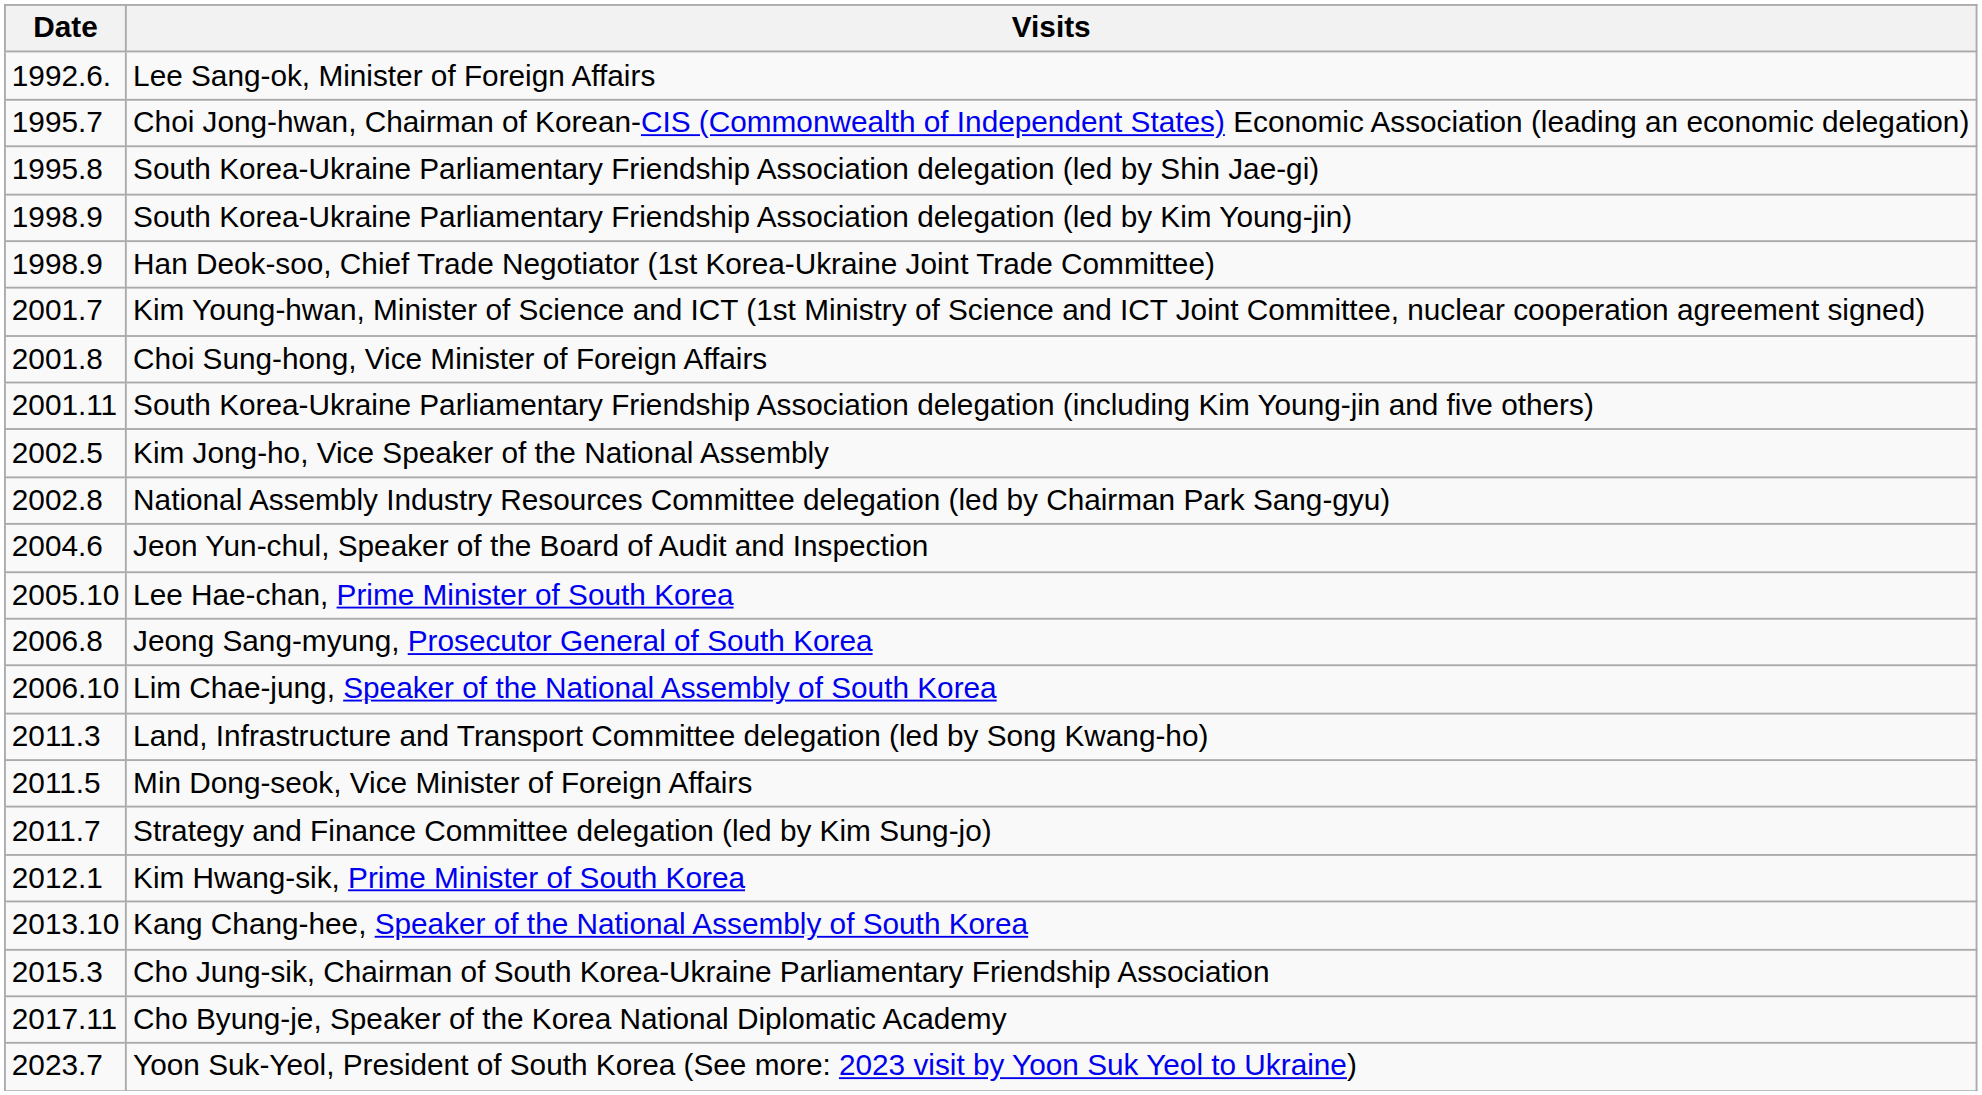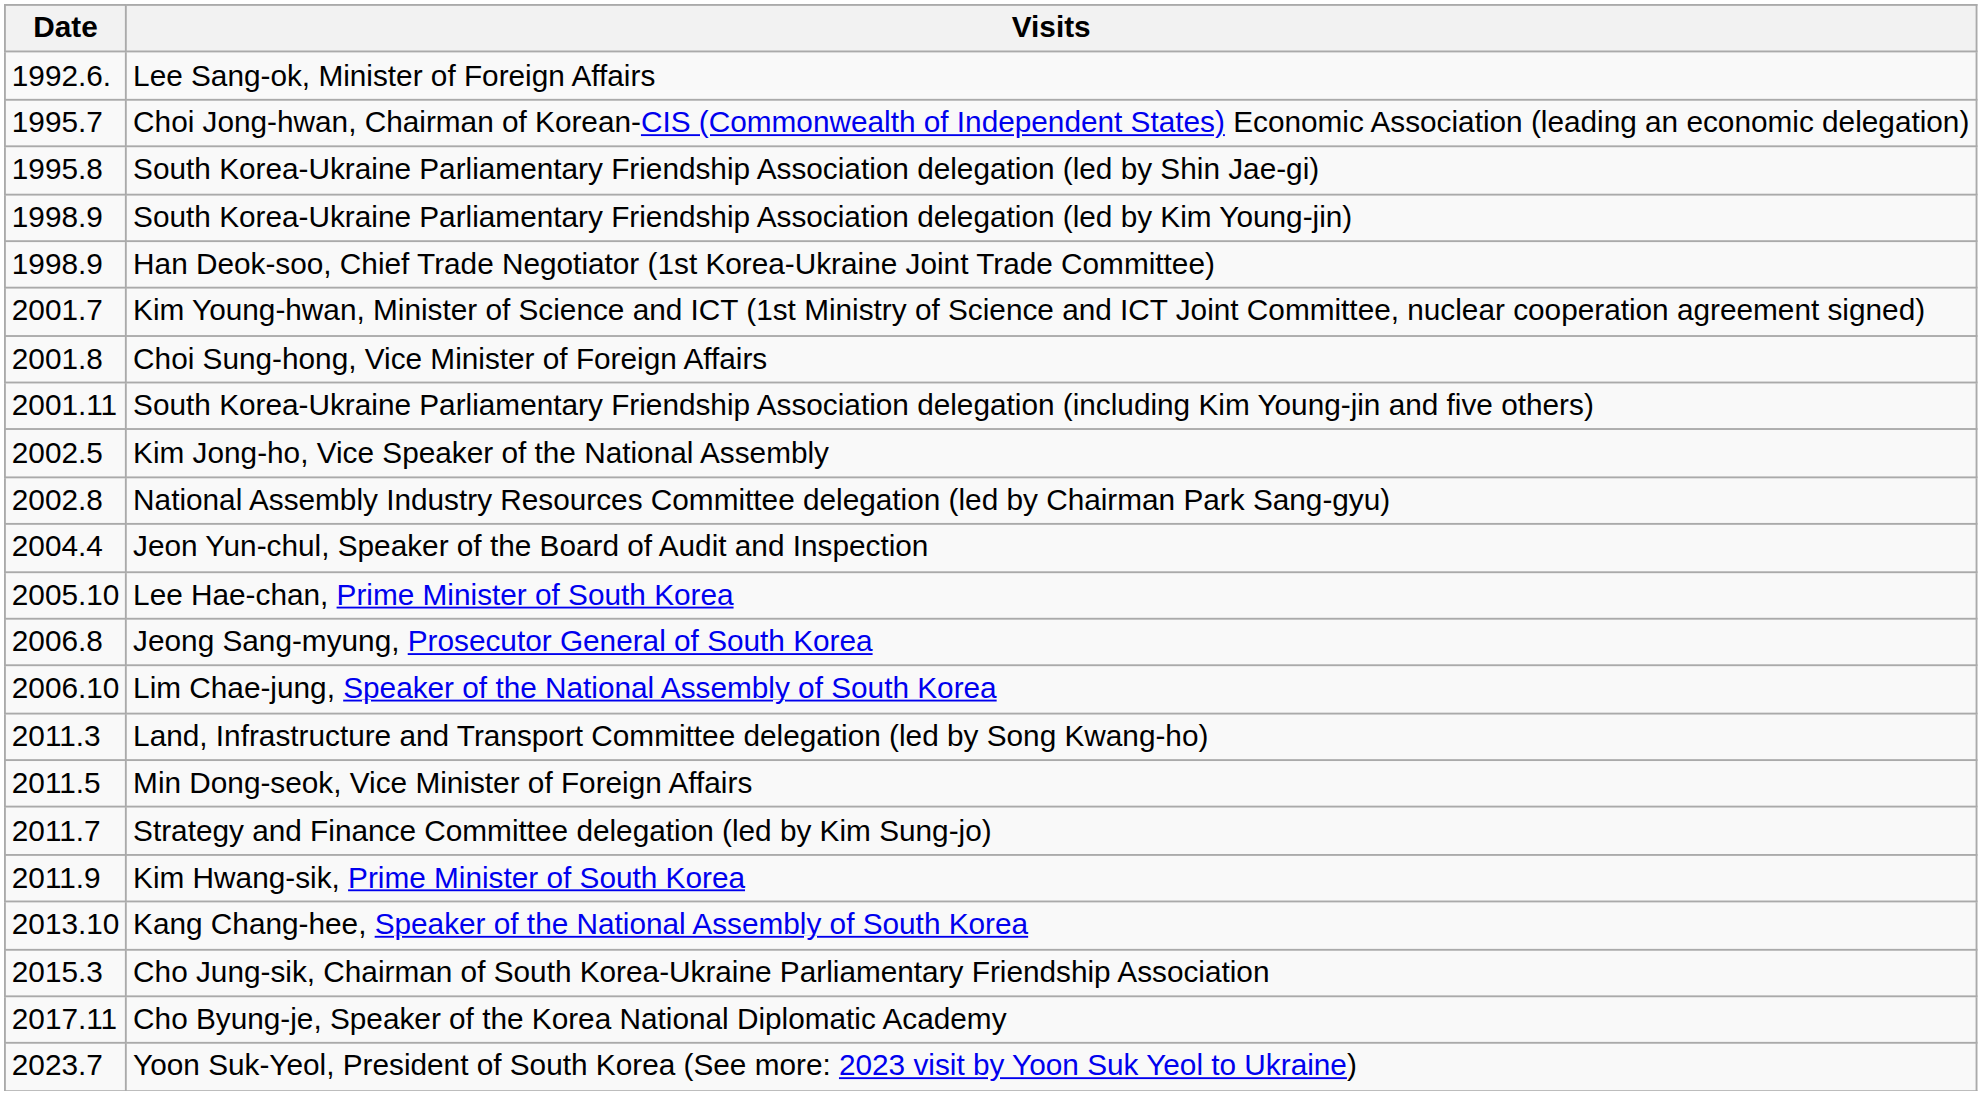(57, 547) 2004.6 -> (57, 547) 2004.4
(57, 877) 2012.1 -> (56, 877) 2011.9
